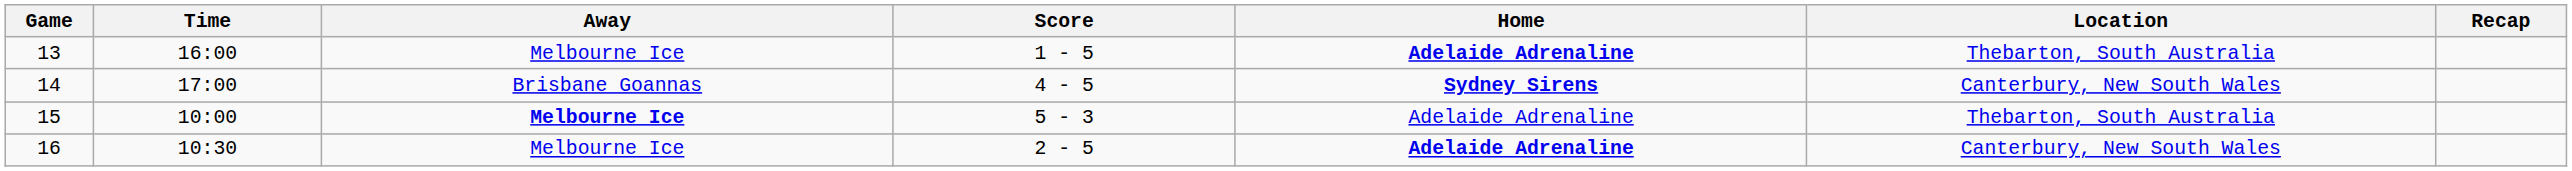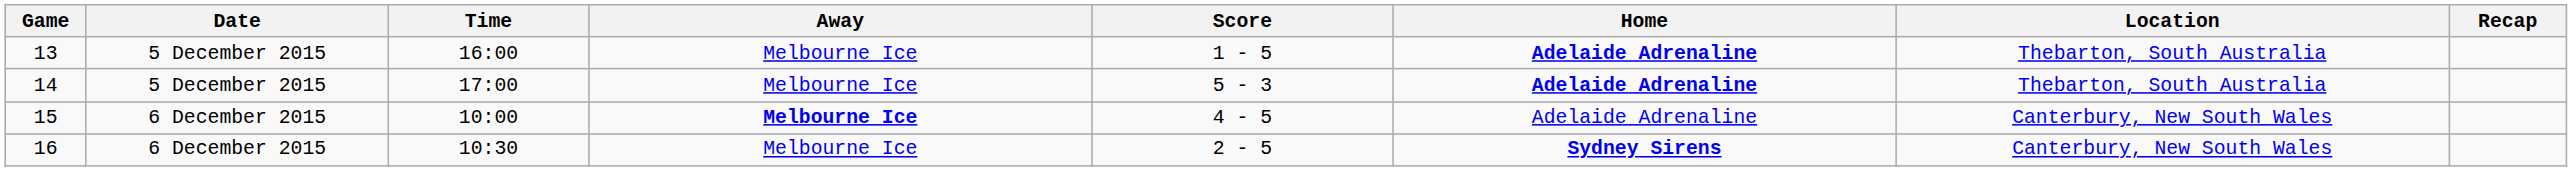+ column: (237, 21)
(607, 85) Brisbane Goannas -> (840, 85) Melbourne Ice
(1064, 85) 4 - 5 -> (1242, 85) 5 - 3
(1521, 85) Sydney Sirens -> (1644, 85) Adelaide Adrenaline
(2121, 85) Canterbury, New South Wales -> (2172, 85) Thebarton, South Australia
(1064, 117) 5 - 3 -> (1242, 117) 4 - 5
(2121, 117) Thebarton, South Australia -> (2172, 117) Canterbury, New South Wales
(1521, 150) Adelaide Adrenaline -> (1644, 150) Sydney Sirens
